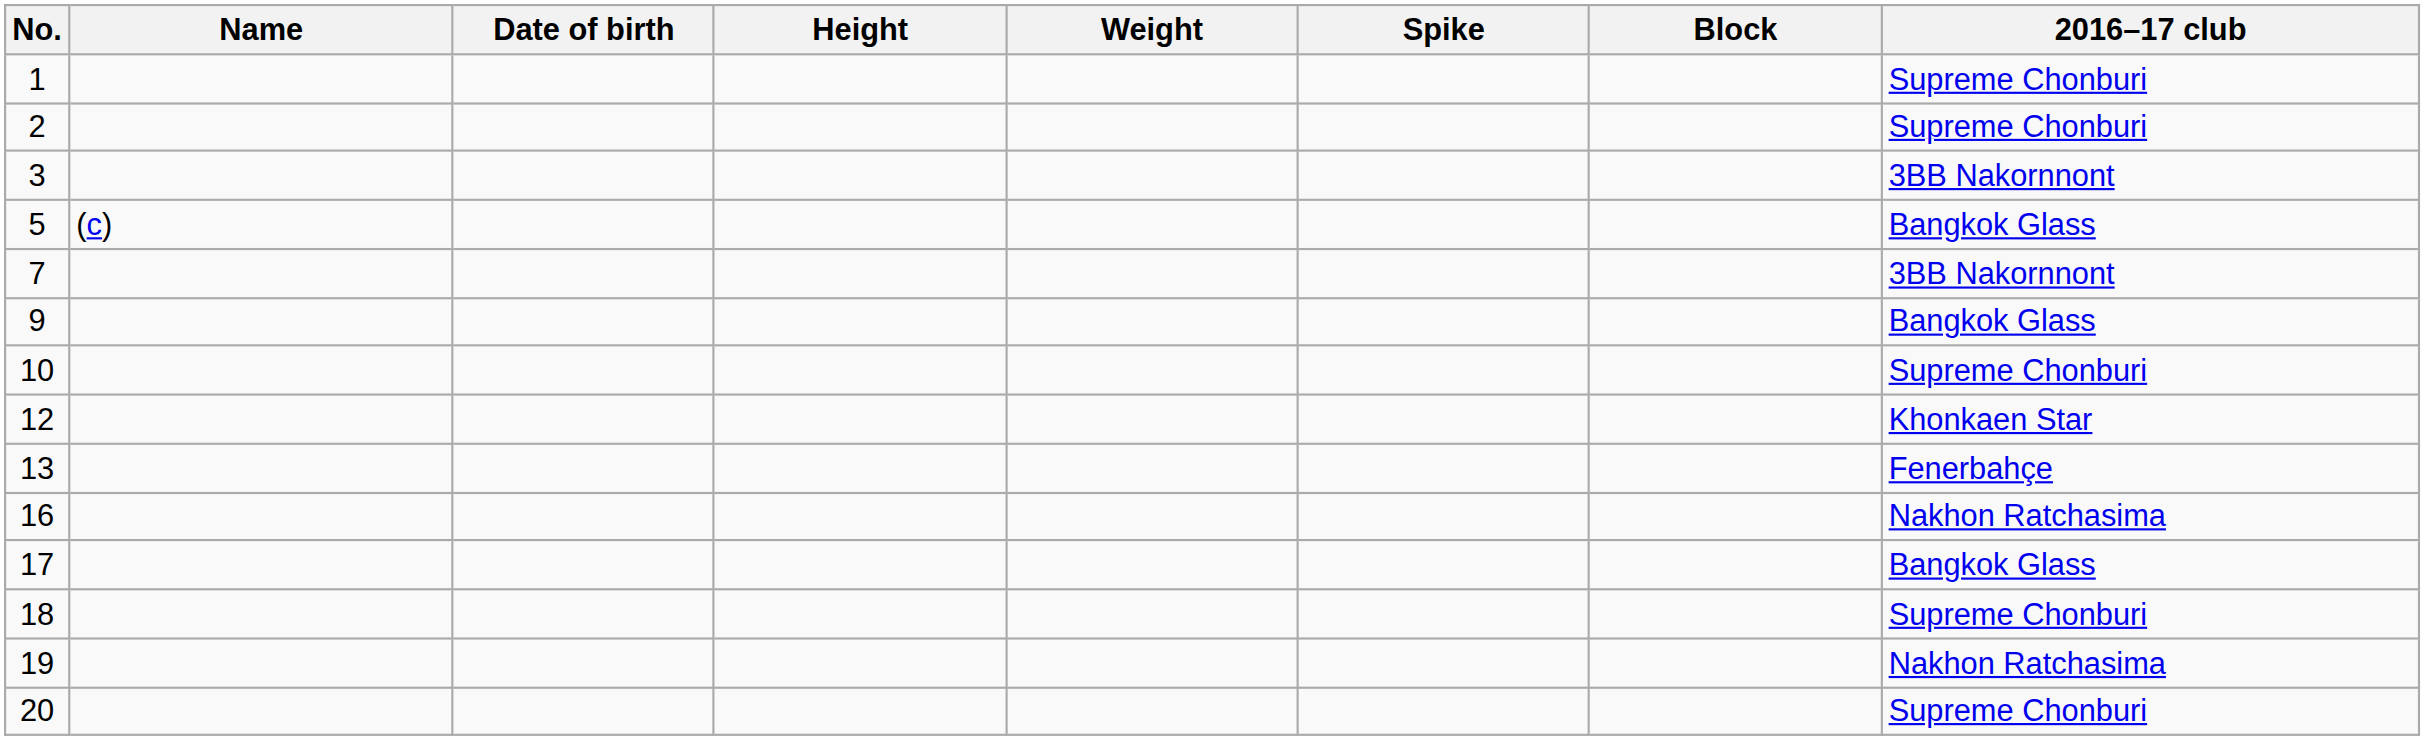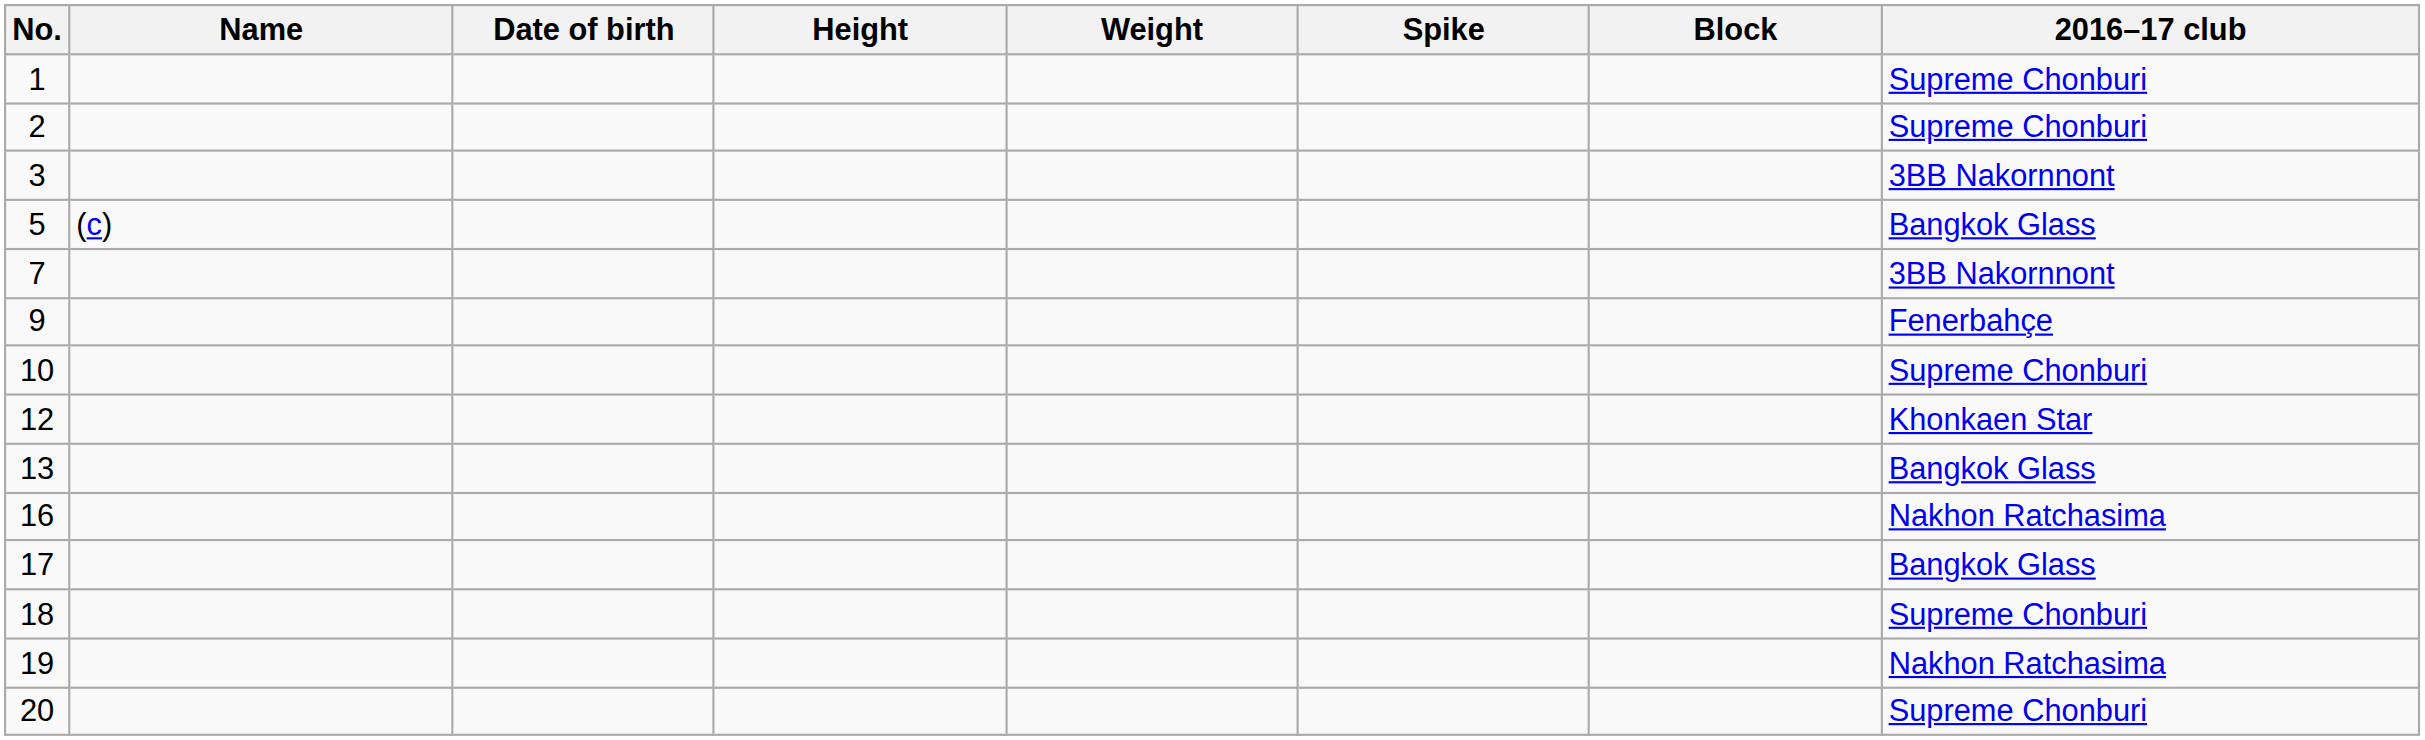(1992, 322) Bangkok Glass -> (1971, 322) Fenerbahçe
(1971, 468) Fenerbahçe -> (1992, 468) Bangkok Glass
